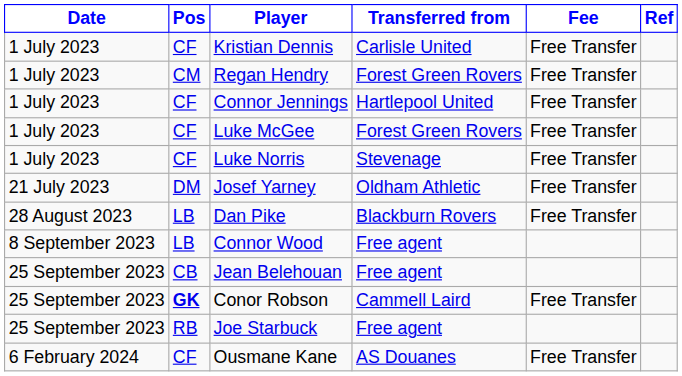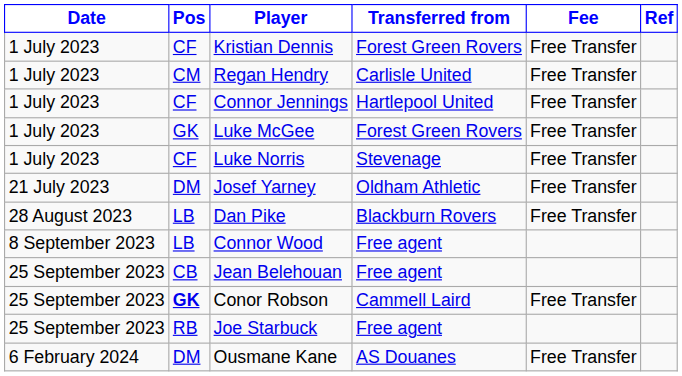(414, 46) Carlisle United -> (439, 46) Forest Green Rovers
(439, 74) Forest Green Rovers -> (414, 74) Carlisle United
(185, 131) CF -> (186, 131) GK
(185, 356) CF -> (187, 356) DM
